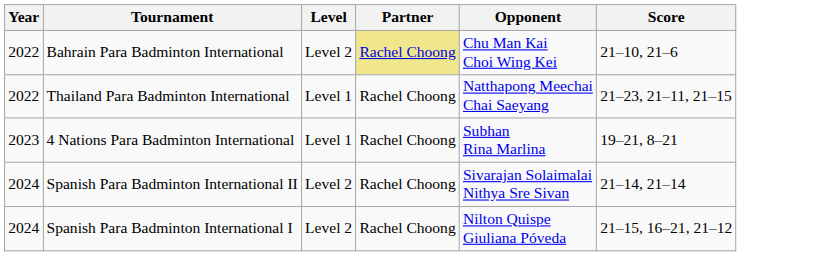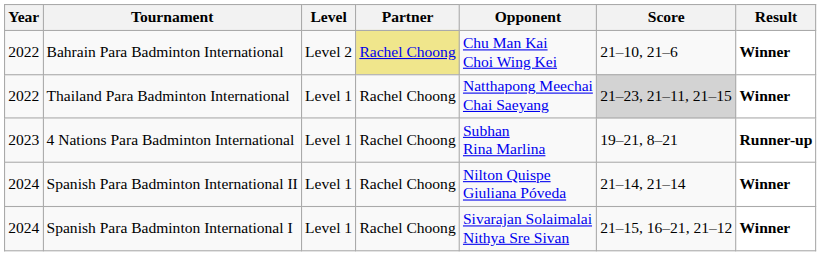+ column: (776, 17)
(666, 96) no background -> (666, 96) lightgrey background
(329, 184) Level 2 -> (329, 184) Level 1
(527, 184) Sivarajan Solaimalai Nithya Sre Sivan -> (515, 184) Nilton Quispe Giuliana Póveda
(329, 228) Level 2 -> (329, 228) Level 1
(515, 228) Nilton Quispe Giuliana Póveda -> (527, 228) Sivarajan Solaimalai Nithya Sre Sivan
